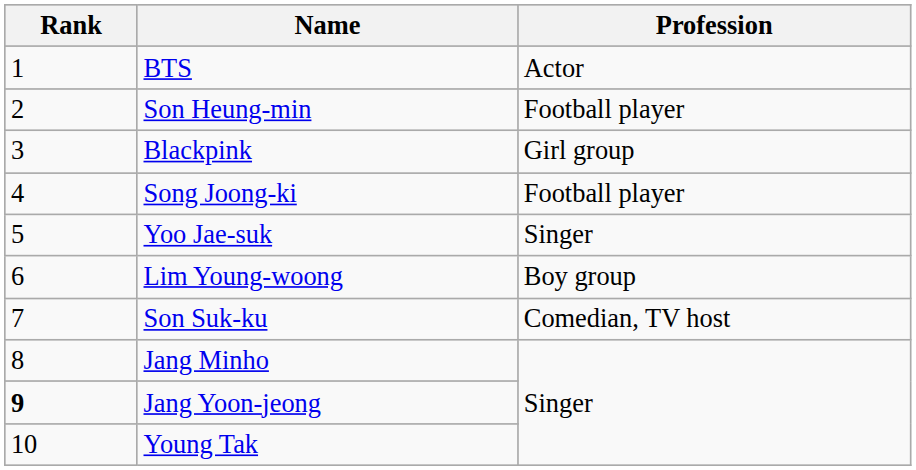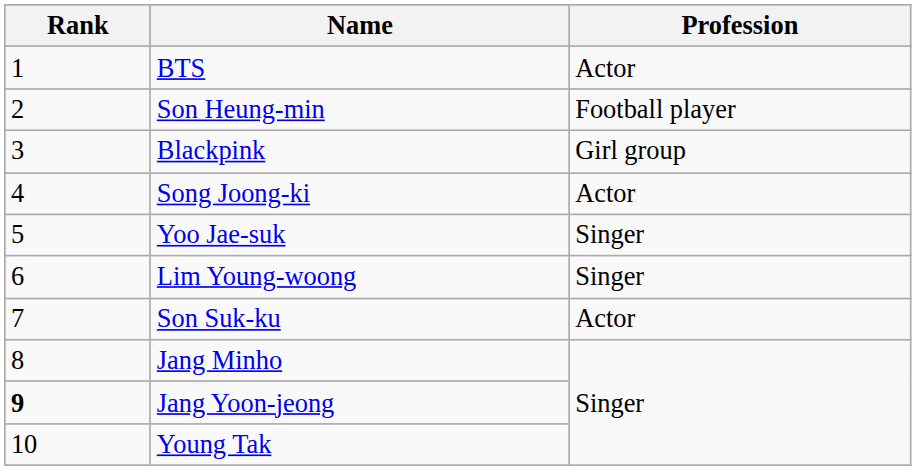(604, 192) Football player -> (605, 192) Actor
(580, 276) Boy group -> (610, 276) Singer
(627, 318) Comedian, TV host -> (605, 318) Actor
